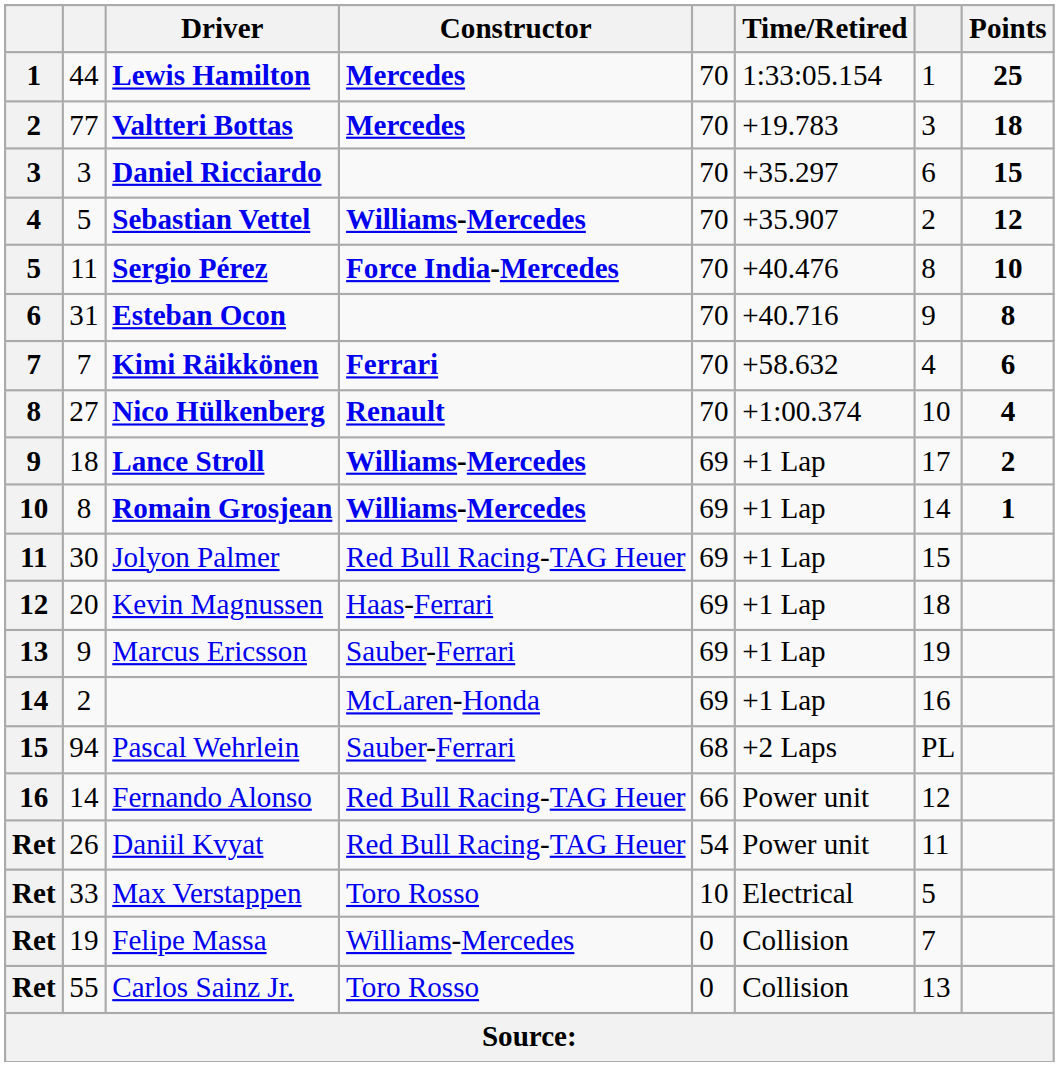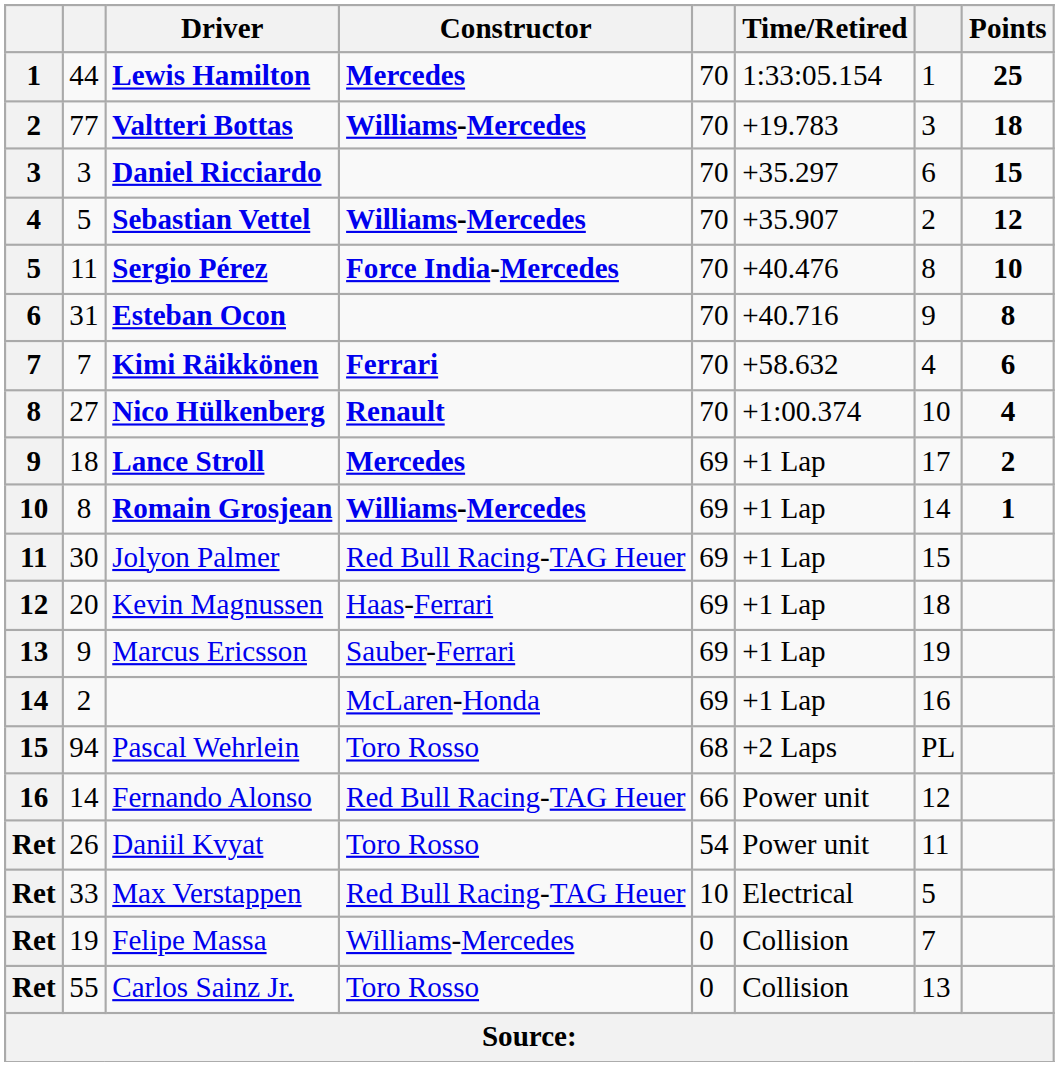(406, 124) Mercedes -> (466, 124) Williams-Mercedes
(466, 460) Williams-Mercedes -> (406, 460) Mercedes
(431, 748) Sauber-Ferrari -> (413, 748) Toro Rosso
(516, 844) Red Bull Racing-TAG Heuer -> (413, 844) Toro Rosso
(413, 892) Toro Rosso -> (516, 892) Red Bull Racing-TAG Heuer
